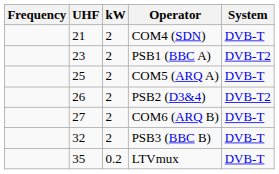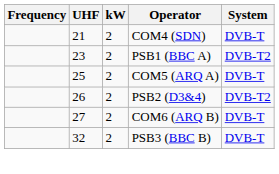- row: (155, 158)
